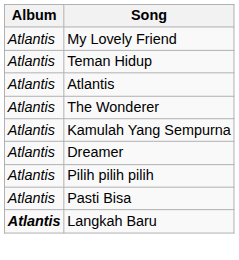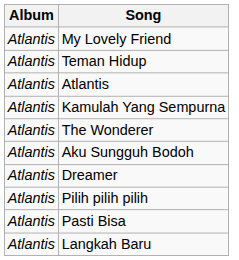rows swapped: (113, 107) <-> (149, 130)
+ row: (128, 152)
(34, 221) bold -> (31, 244) normal
